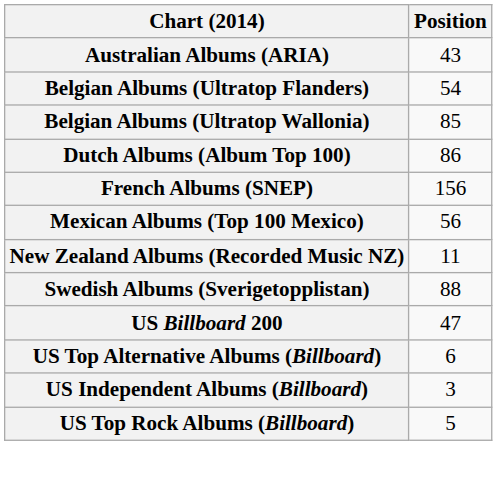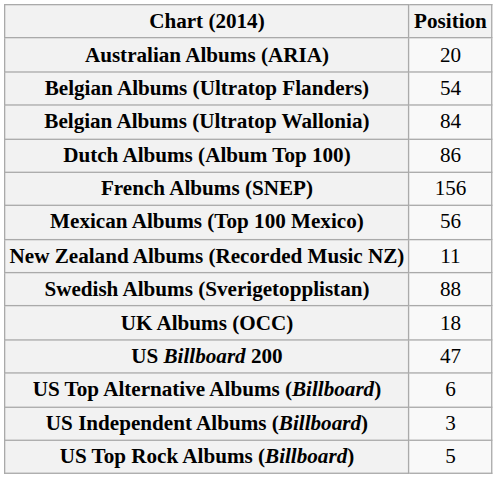(450, 54) 43 -> (450, 54) 20
(450, 121) 85 -> (450, 121) 84
+ row: (207, 322)
